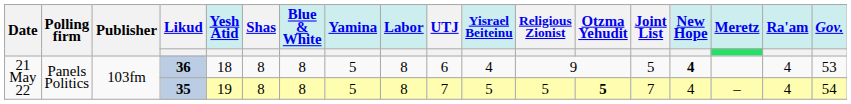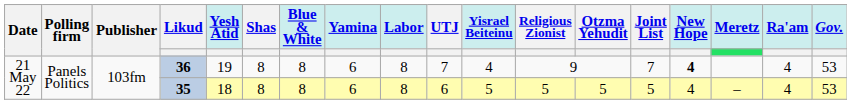(224, 67) 18 -> (224, 67) 19
(353, 67) 5 -> (353, 67) 6
(445, 67) 6 -> (445, 67) 7
(651, 67) 5 -> (651, 67) 7
(224, 89) 19 -> (224, 89) 18
(353, 89) 5 -> (353, 89) 6
(445, 89) 7 -> (445, 89) 6
(603, 89) bold -> (603, 89) normal
(651, 89) 7 -> (651, 89) 5
(829, 89) 54 -> (829, 89) 53
